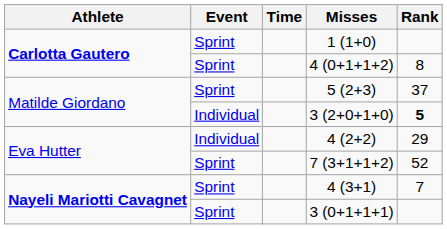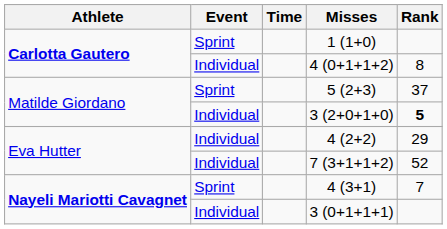(214, 66) Sprint -> (227, 66) Individual
(214, 163) Sprint -> (227, 163) Individual
(214, 212) Sprint -> (227, 212) Individual
